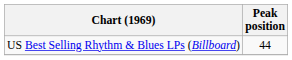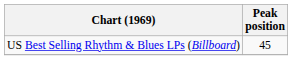(265, 45) 44 -> (265, 45) 45
